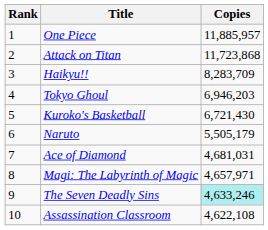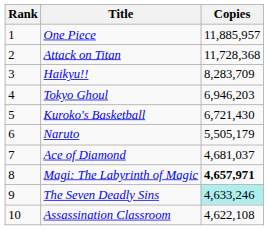(232, 54) 11,723,868 -> (232, 54) 11,728,368
(229, 154) 4,681,031 -> (229, 154) 4,681,037
(229, 174) normal -> (229, 174) bold
